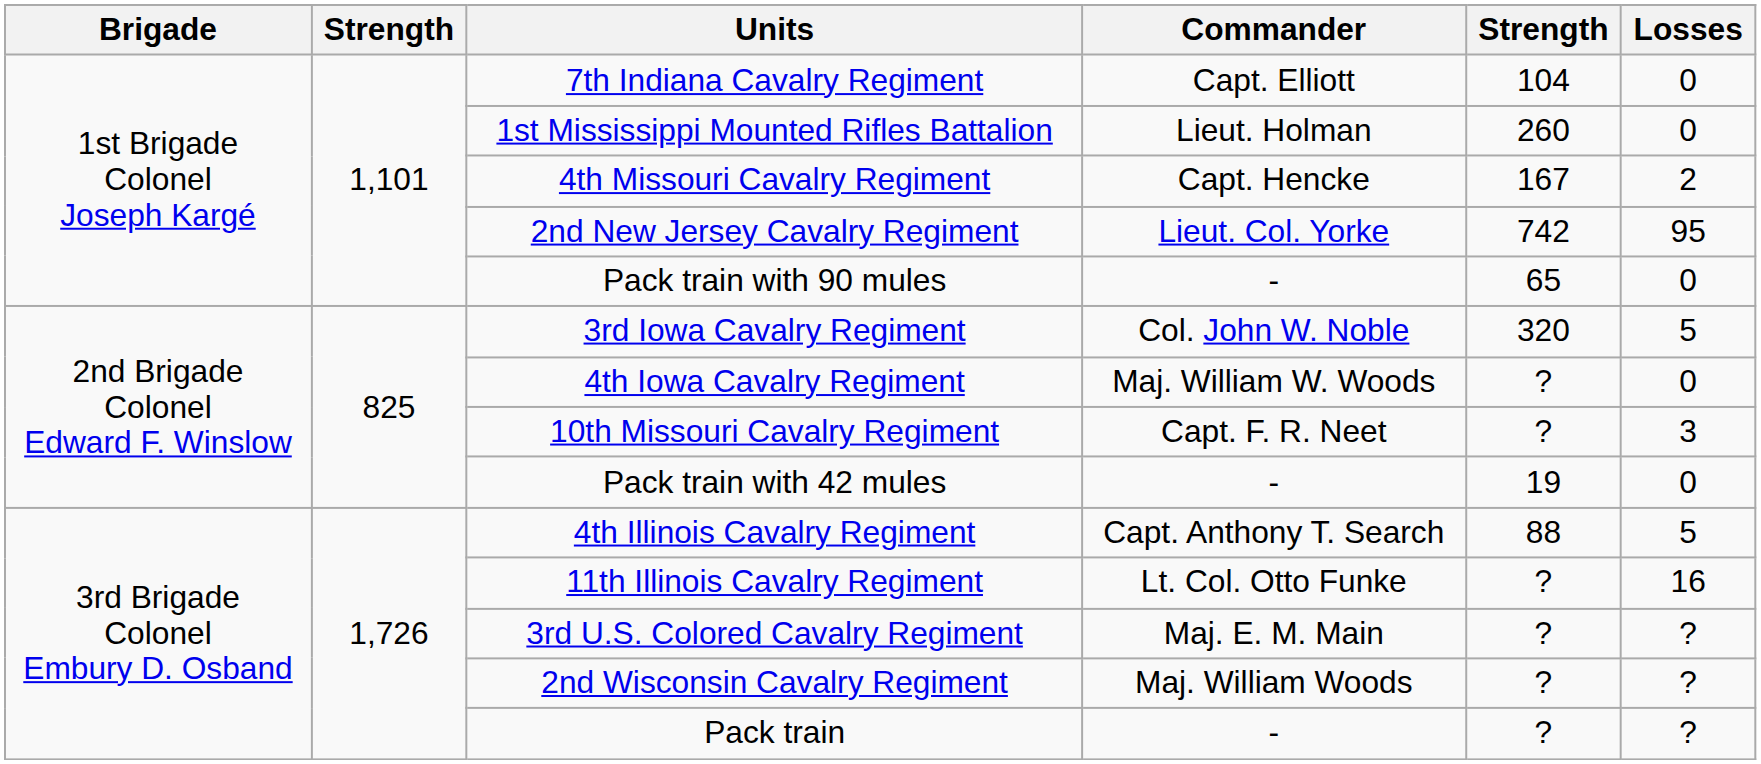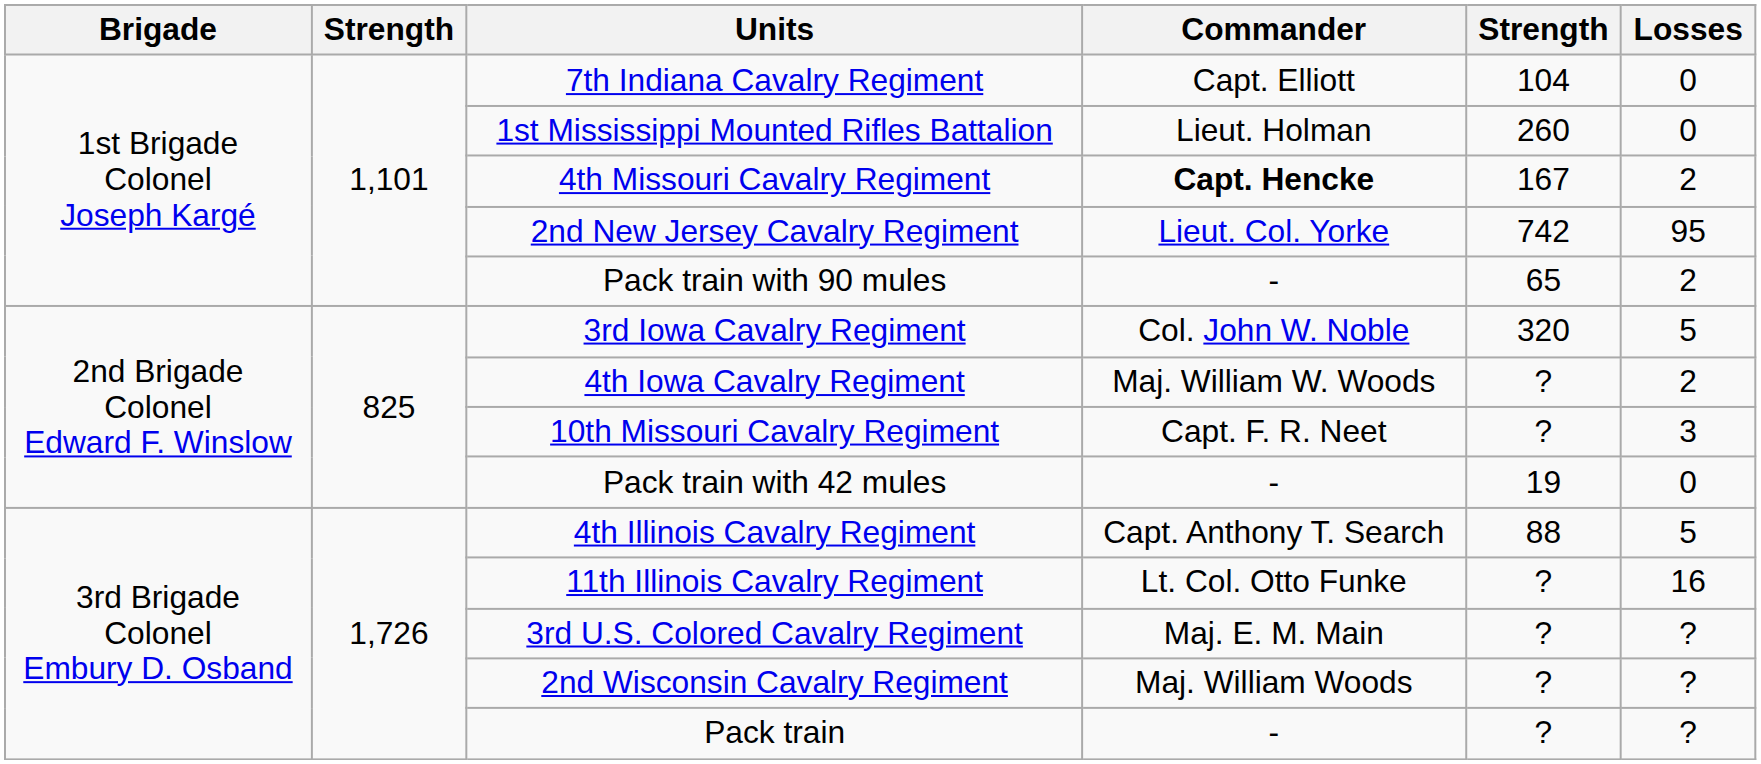(1274, 180) normal -> (1274, 180) bold
(1688, 280) 0 -> (1688, 280) 2
(1688, 381) 0 -> (1688, 381) 2
